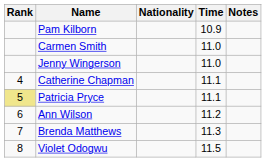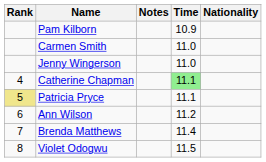columns swapped: (166, 13) <-> (243, 13)
(211, 81) no background -> (186, 81) lightgreen background
(211, 132) 11.3 -> (186, 132) 11.4
